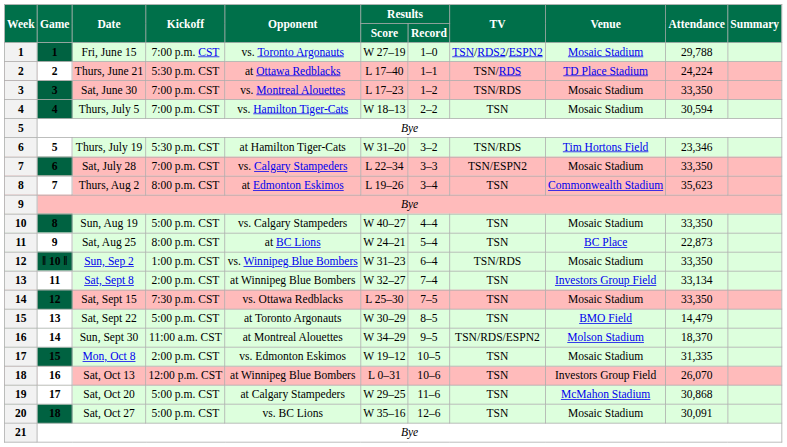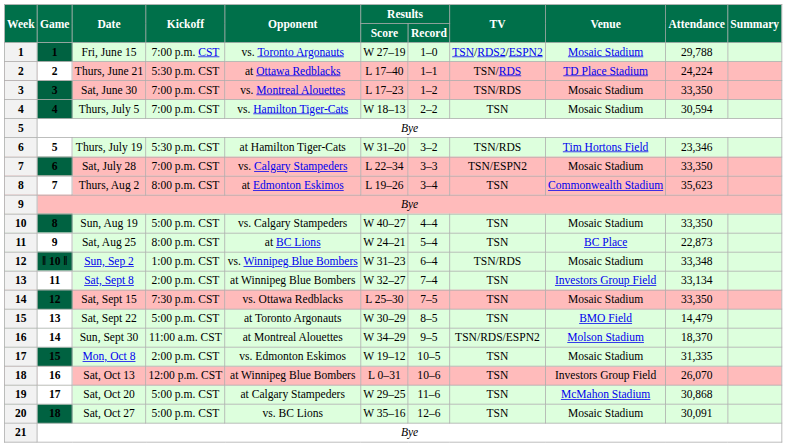(697, 261) 33,350 -> (697, 261) 33,348
